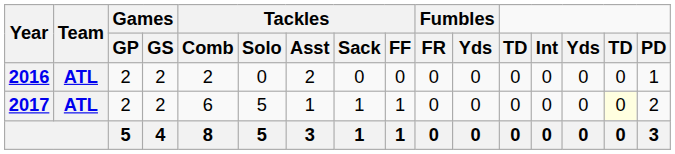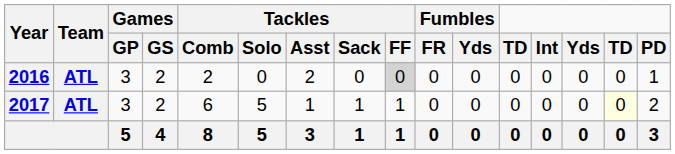(126, 76) 2 -> (126, 76) 3
(400, 76) no background -> (400, 76) lightgrey background
(126, 105) 2 -> (126, 105) 3
